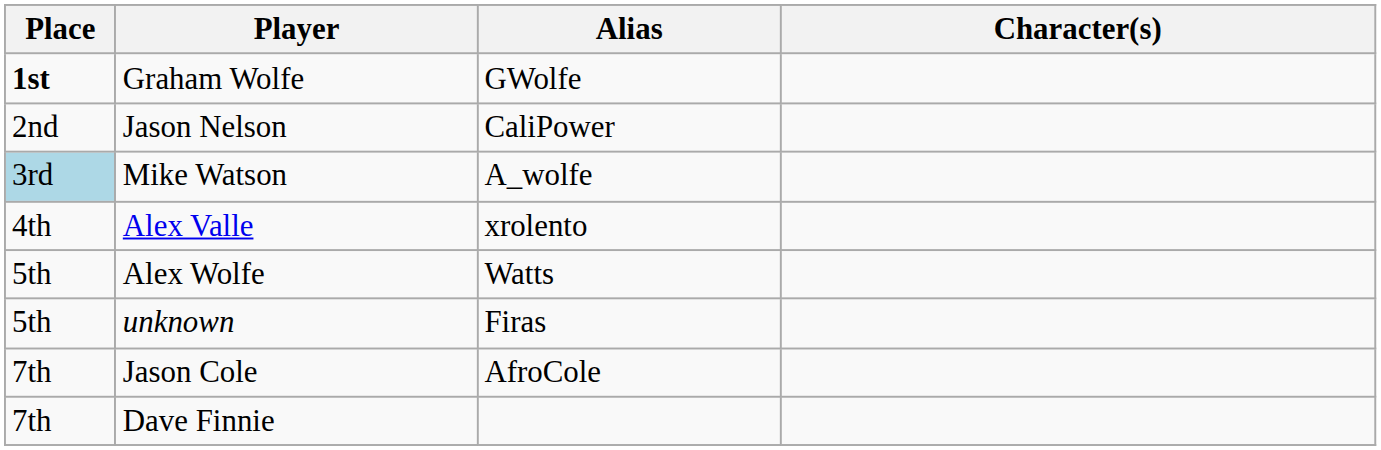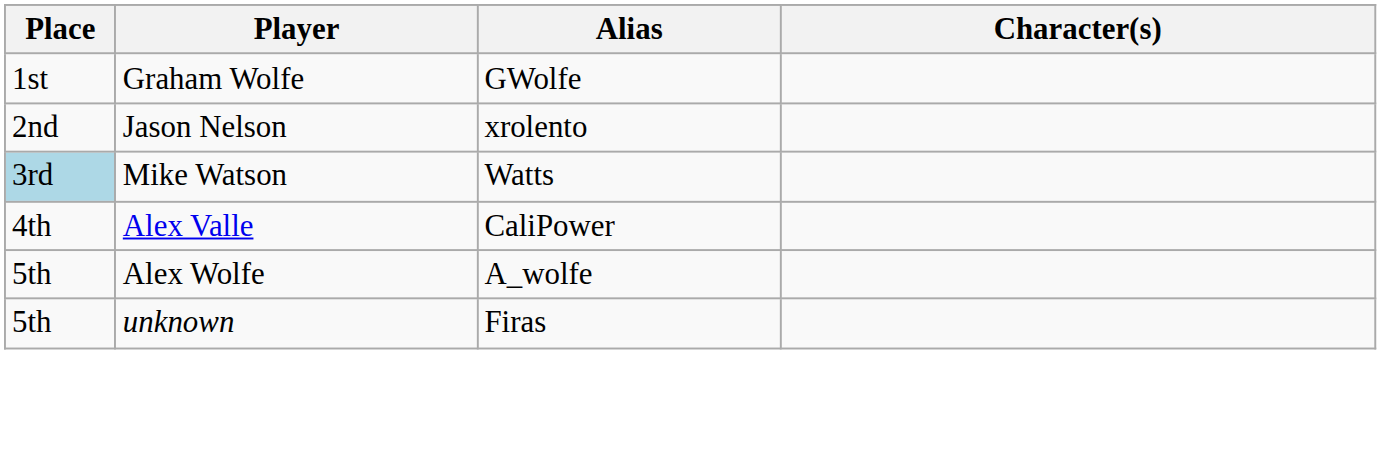(31, 77) bold -> (30, 77) normal
(550, 126) CaliPower -> (536, 126) xrolento
(538, 175) A_wolfe -> (519, 175) Watts
(536, 224) xrolento -> (550, 224) CaliPower
(519, 273) Watts -> (538, 273) A_wolfe
- row: (190, 371)
- row: (199, 420)
